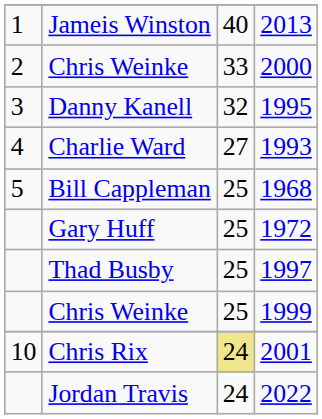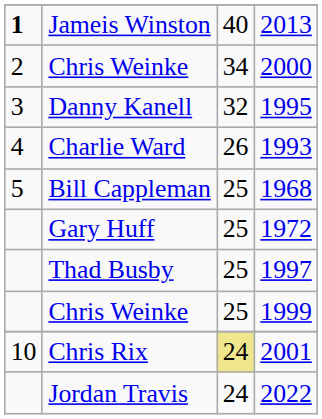(17, 24) normal -> (17, 24) bold
(236, 65) 33 -> (236, 65) 34
(236, 147) 27 -> (236, 147) 26
